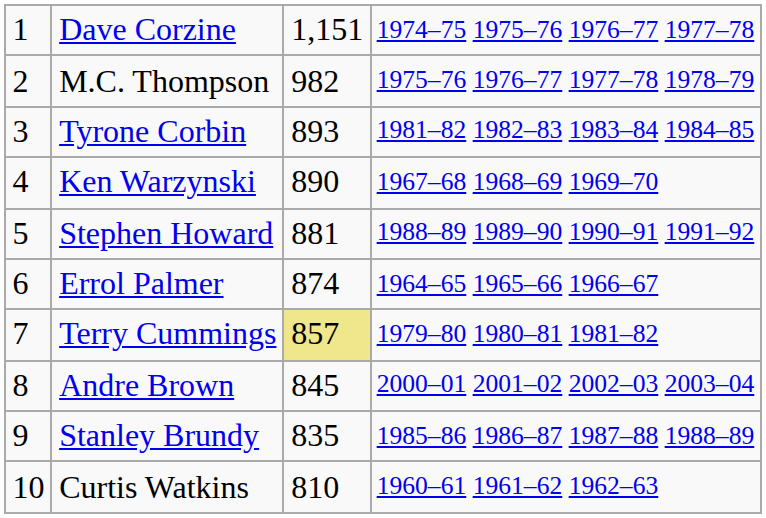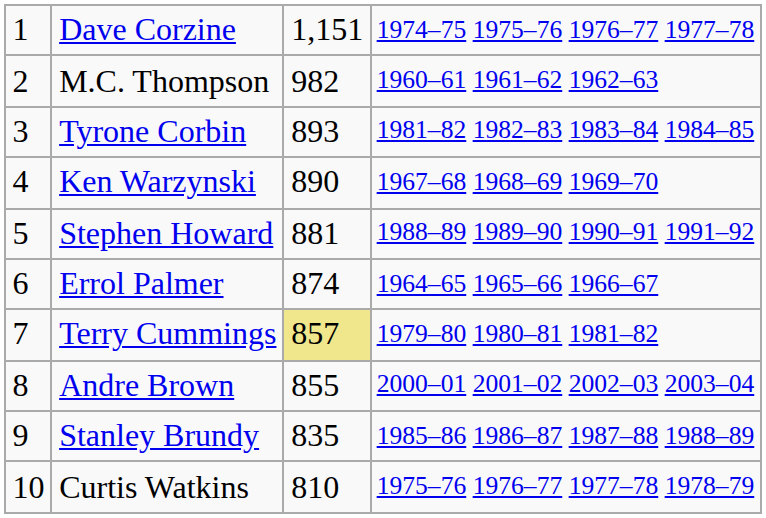(565, 80) 1975–76 1976–77 1977–78 1978–79 -> (517, 80) 1960–61 1961–62 1962–63
(315, 385) 845 -> (315, 385) 855
(517, 486) 1960–61 1961–62 1962–63 -> (565, 486) 1975–76 1976–77 1977–78 1978–79
